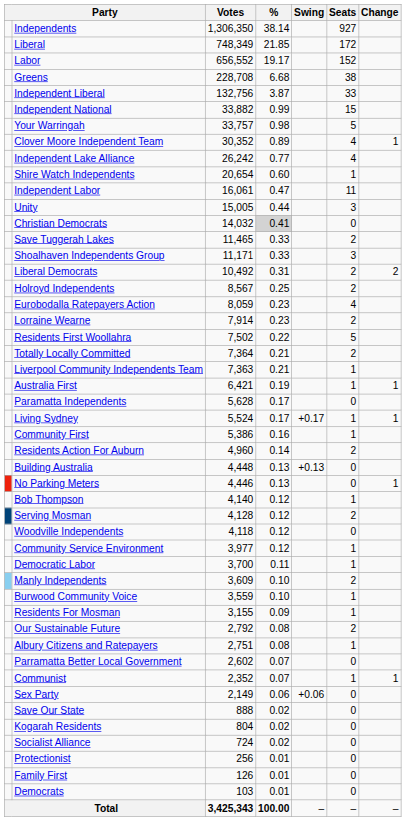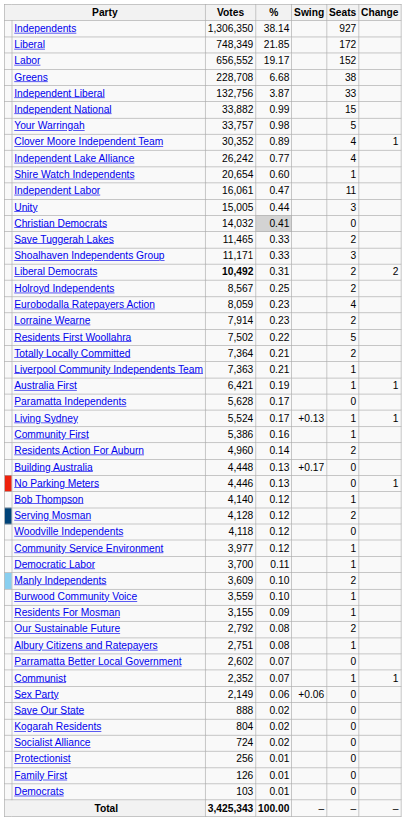(238, 272) normal -> (238, 272) bold
(311, 418) +0.17 -> (311, 418) +0.13
(311, 467) +0.13 -> (311, 467) +0.17
